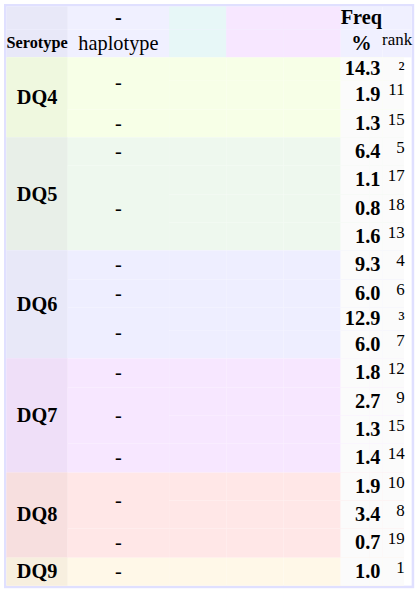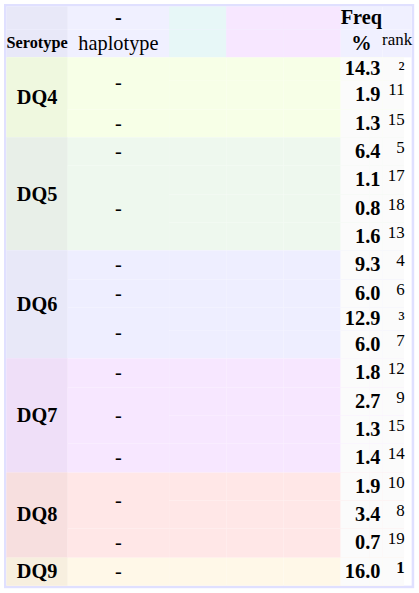(363, 571) 1. -> (358, 571) 16.
(400, 567) normal -> (400, 571) bold
